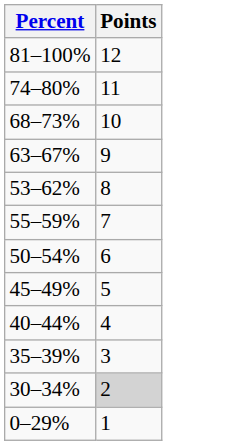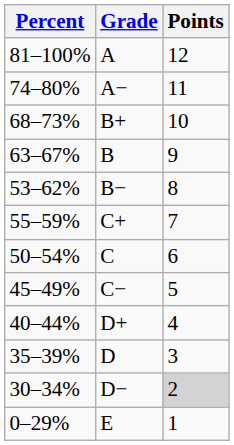+ column: (129, 21)
